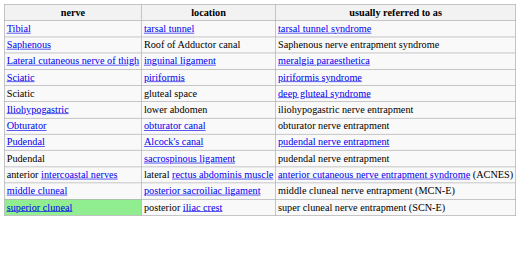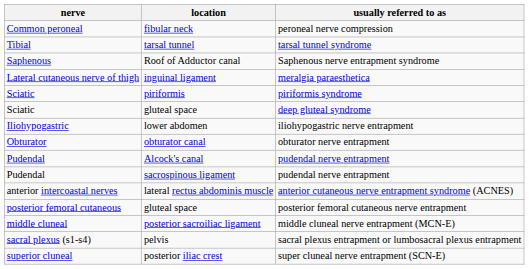+ row: (168, 28)
+ row: (170, 207)
+ row: (156, 239)
(40, 207) lightgreen background -> (40, 256) no background
